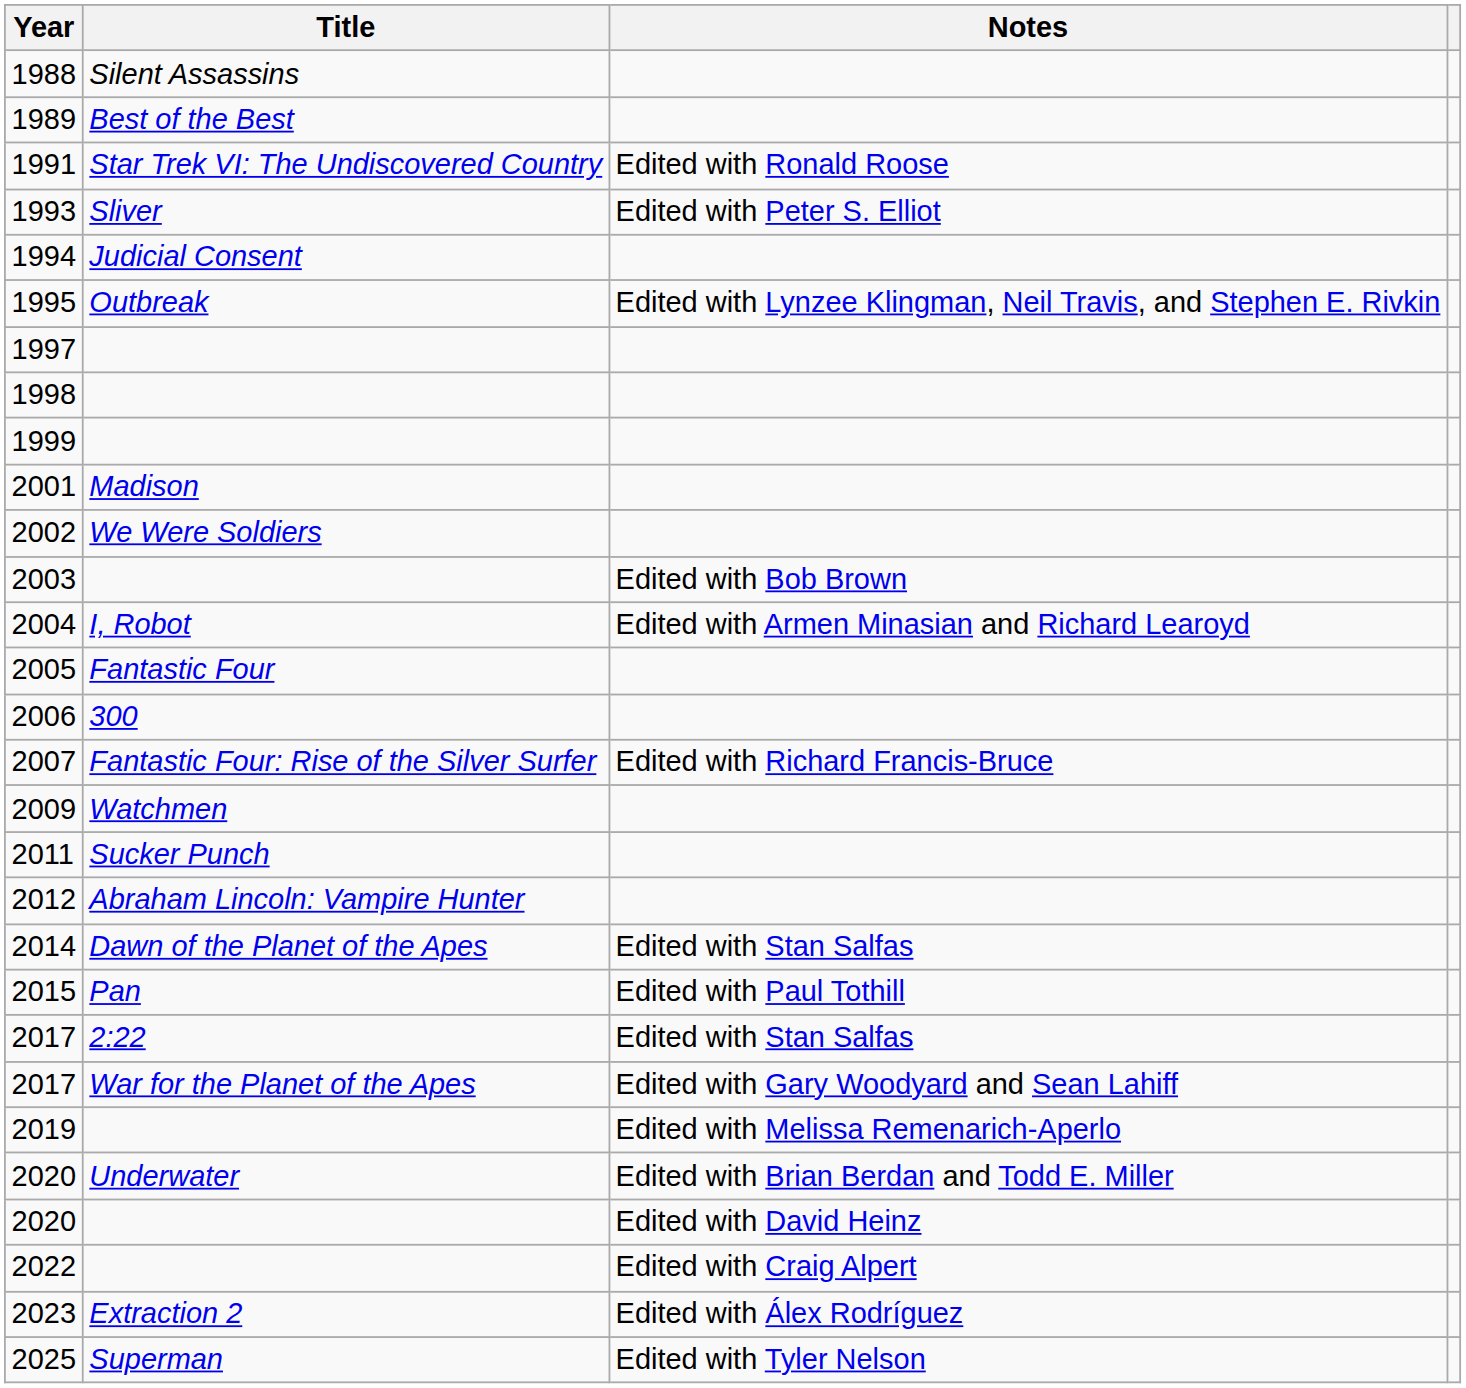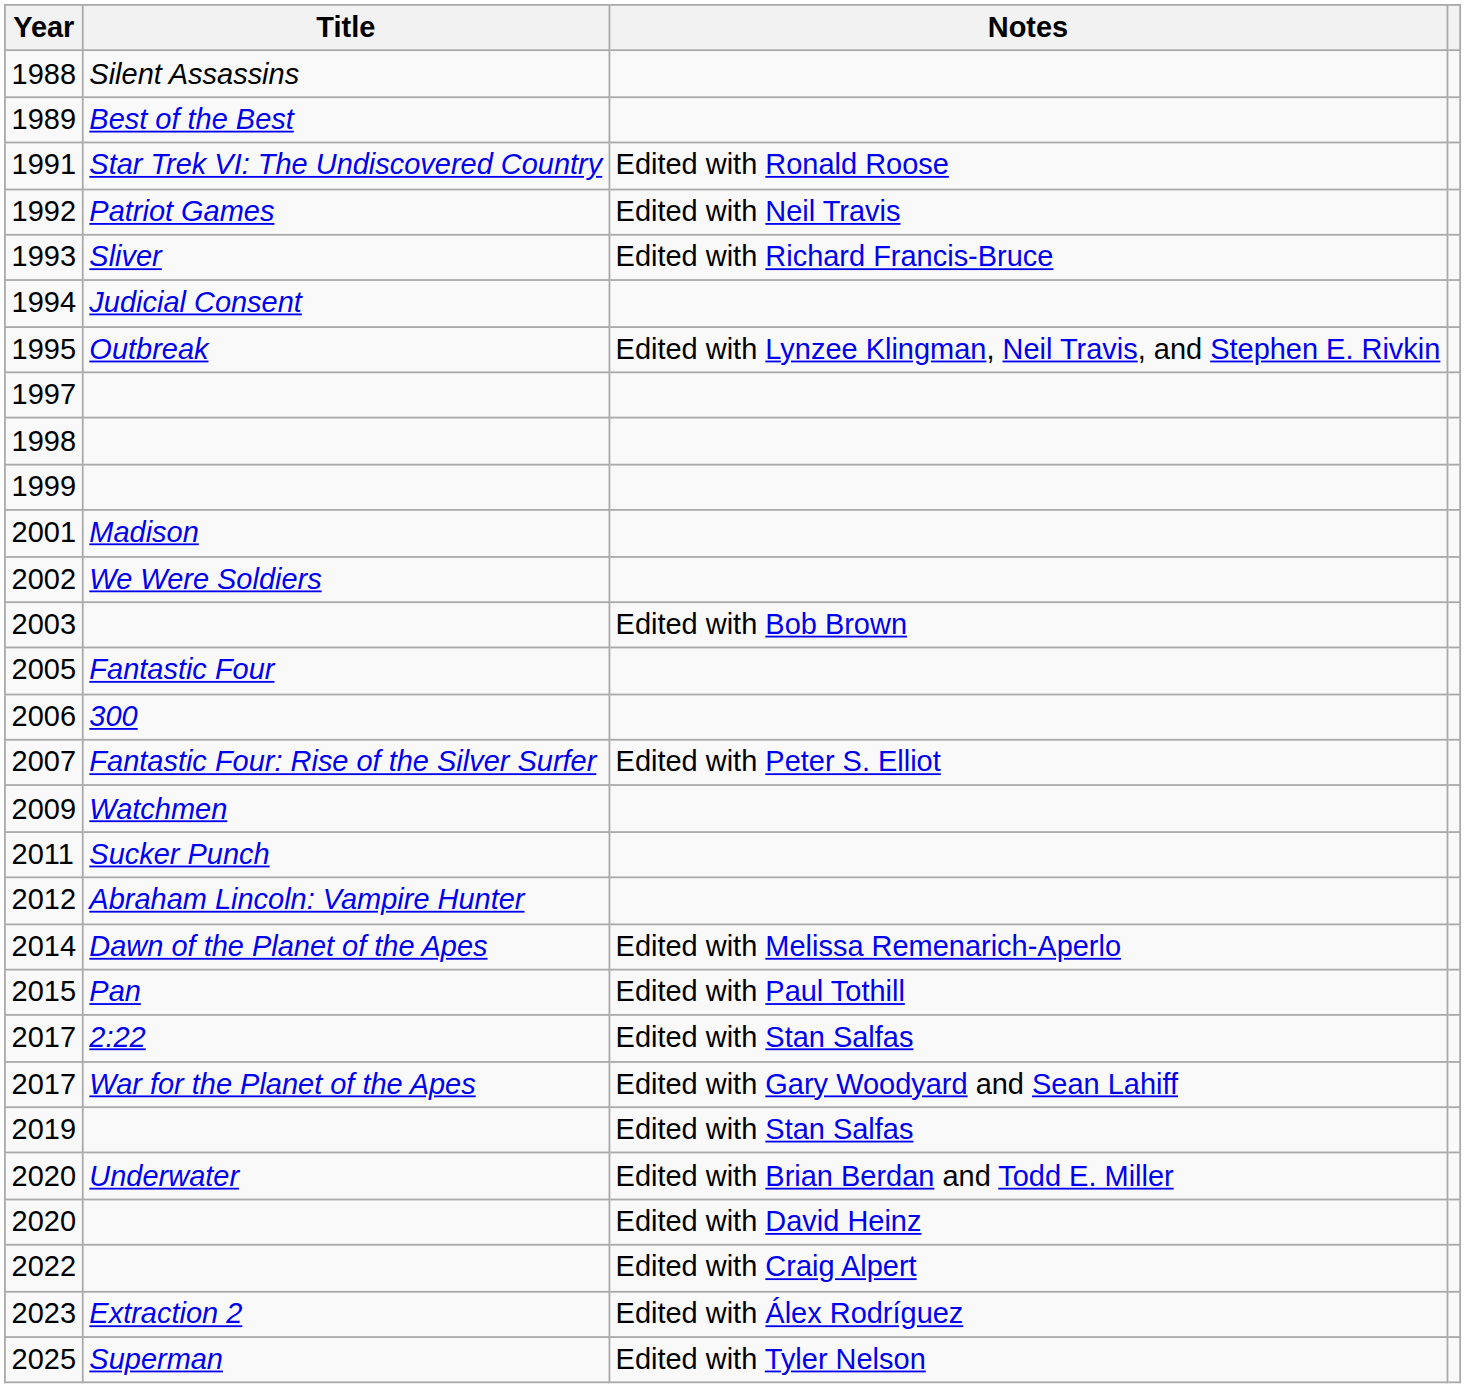+ row: (44, 211)
(778, 211) Edited with Peter S. Elliot -> (835, 257) Edited with Richard Francis-Bruce
- row: (44, 624)
(835, 762) Edited with Richard Francis-Bruce -> (778, 762) Edited with Peter S. Elliot
(765, 946) Edited with Stan Salfas -> (868, 946) Edited with Melissa Remenarich-Aperlo
(868, 1129) Edited with Melissa Remenarich-Aperlo -> (765, 1129) Edited with Stan Salfas
